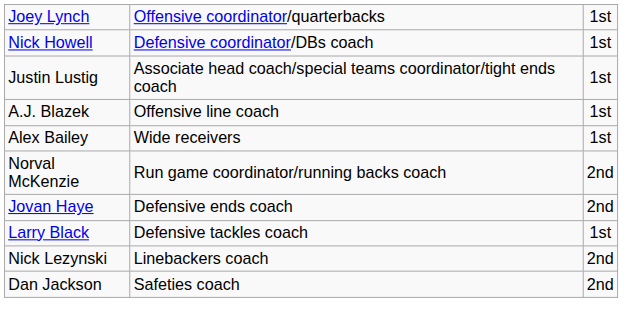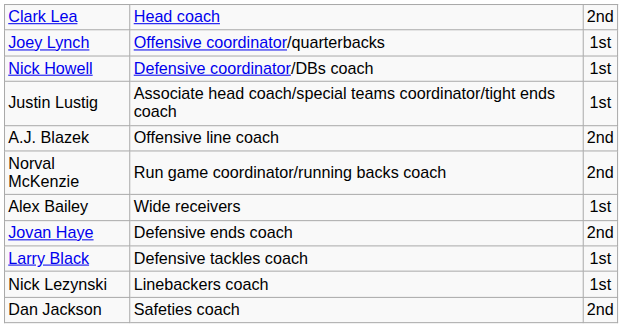+ row: (43, 17)
(600, 112) 1st -> (600, 138) 2nd
rows swapped: (44, 172) <-> (48, 138)
(600, 258) 2nd -> (600, 284) 1st
